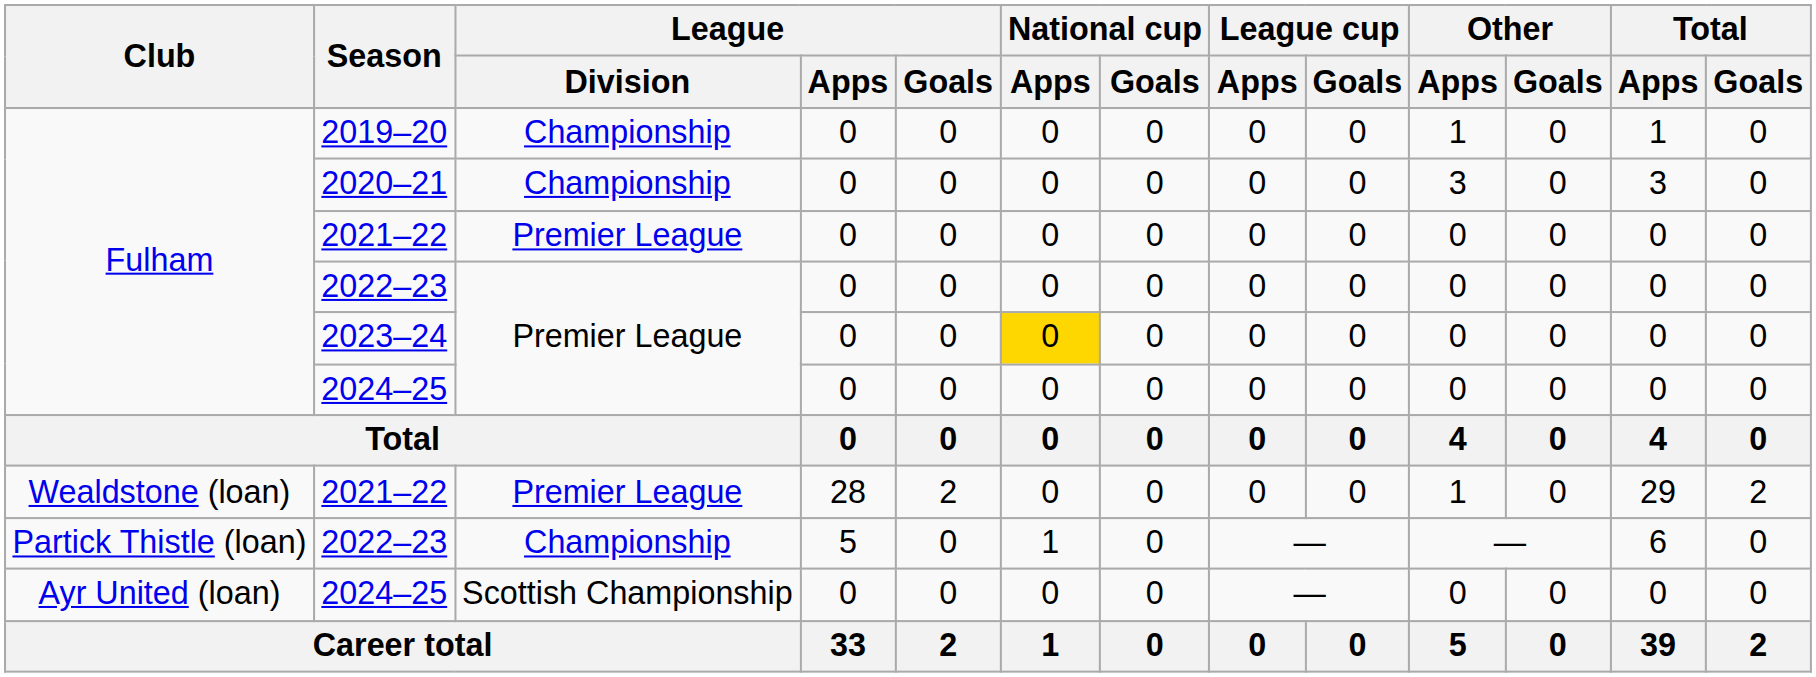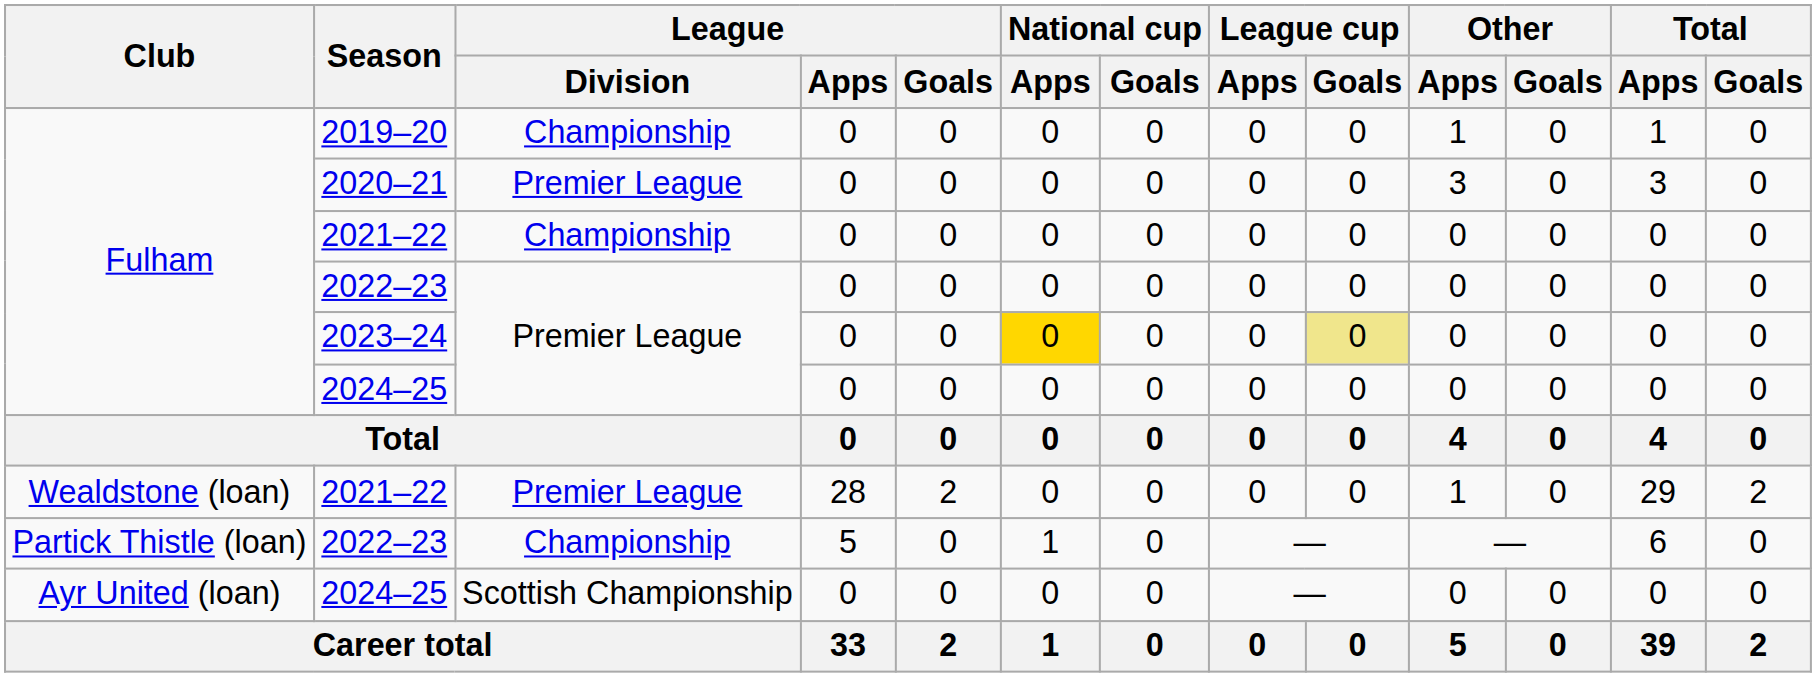(627, 183) Championship -> (627, 183) Premier League
(627, 235) Premier League -> (627, 235) Championship
(1357, 337) no background -> (1357, 337) khaki background
